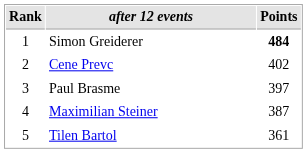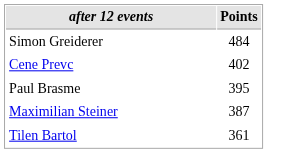- column: (25, 17)
(279, 41) bold -> (239, 41) normal
(279, 88) 397 -> (239, 88) 395
